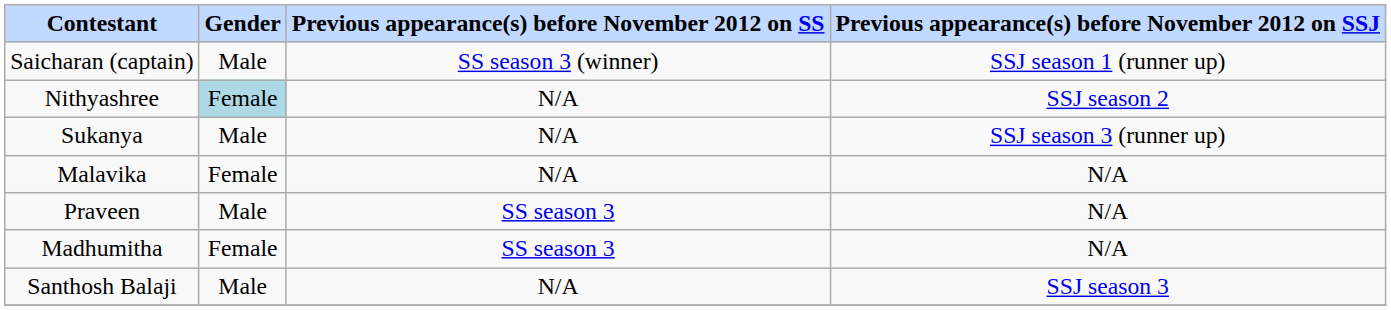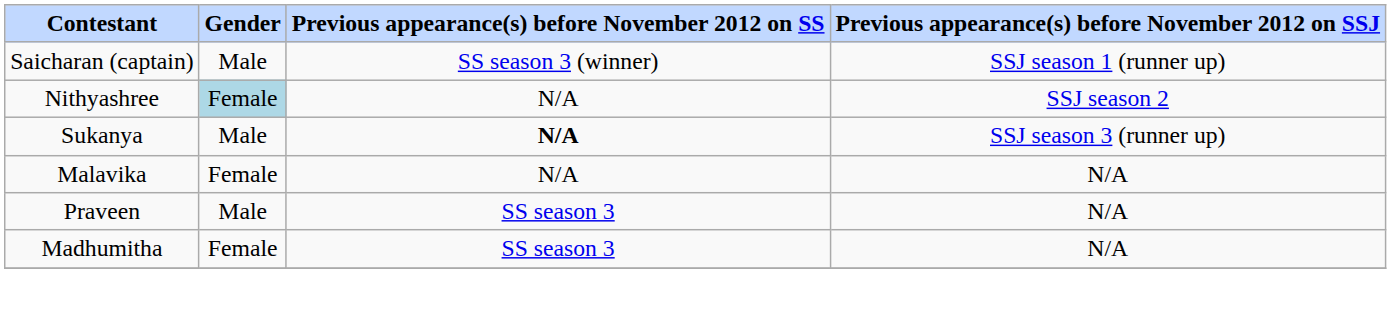(558, 135) normal -> (558, 135) bold
- row: (102, 286)
